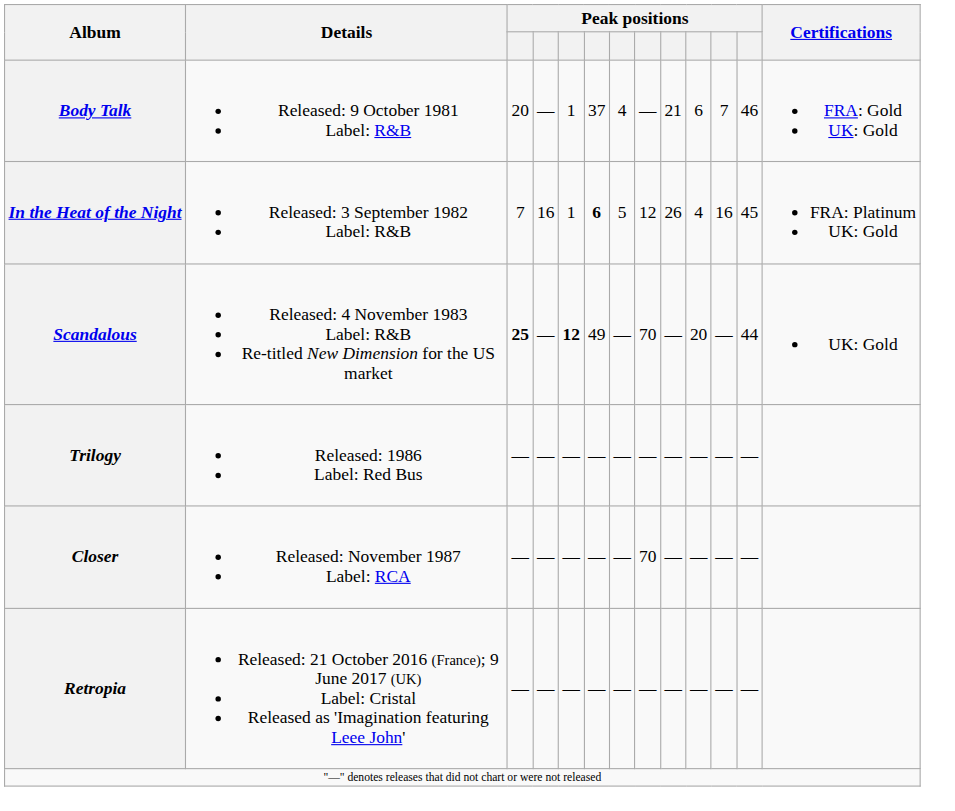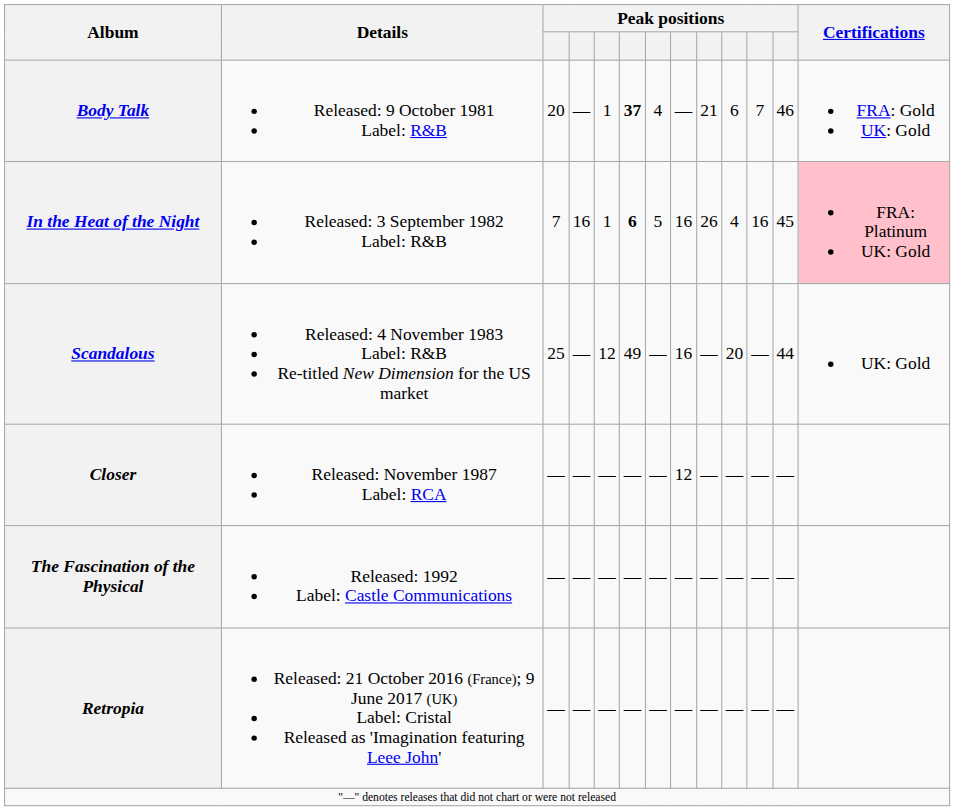(597, 110) normal -> (632, 110) bold
(648, 212) 12 -> (683, 222) 16
(841, 222) no background -> (874, 232) pink background
(520, 333) bold -> (556, 353) normal
(571, 333) bold -> (607, 353) normal
(648, 333) 70 -> (683, 353) 16
- row: (95, 455)
(648, 557) 70 -> (683, 474) 12
+ row: (113, 576)
